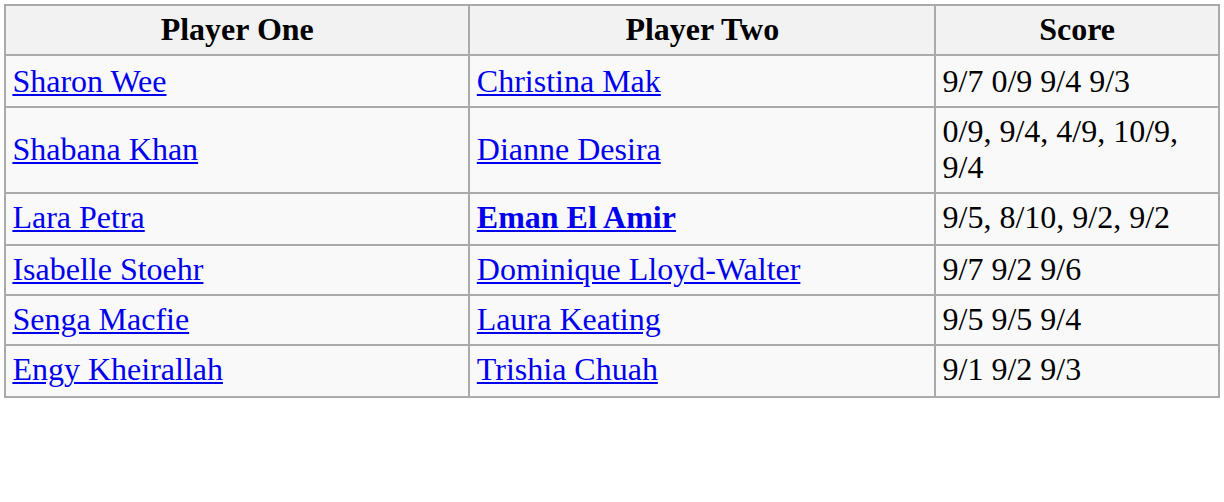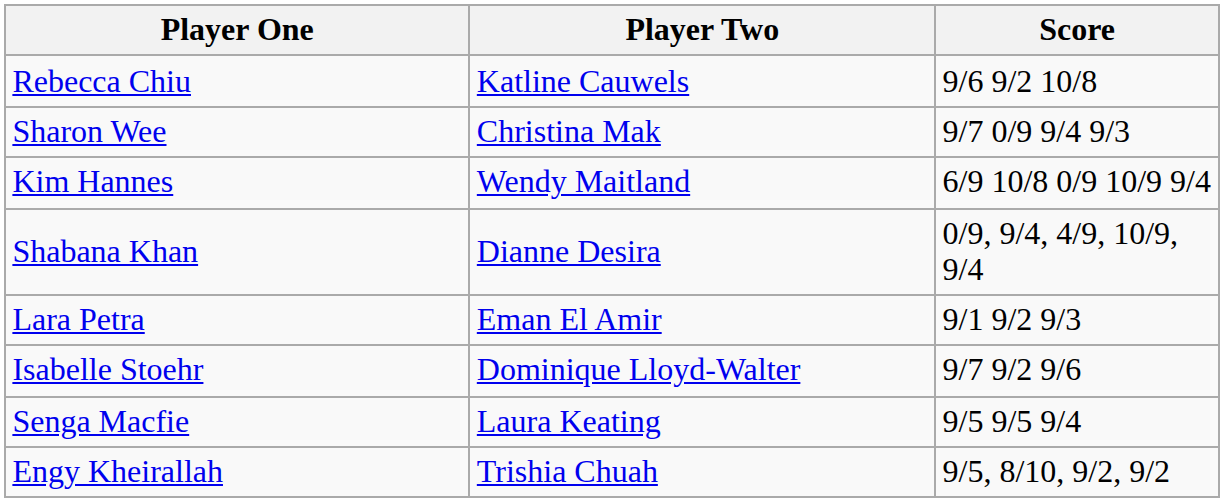+ row: (102, 80)
+ row: (93, 182)
(576, 218) bold -> (569, 319) normal
(1056, 218) 9/5, 8/10, 9/2, 9/2 -> (1012, 319) 9/1 9/2 9/3
(1012, 370) 9/1 9/2 9/3 -> (1056, 471) 9/5, 8/10, 9/2, 9/2
